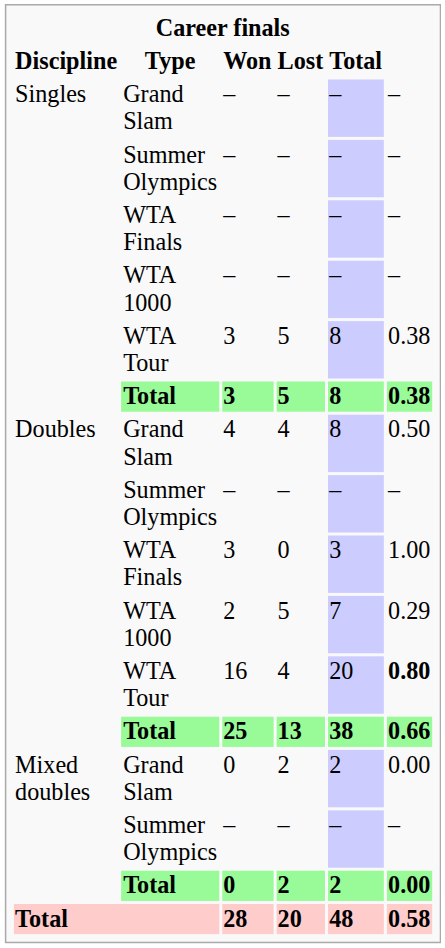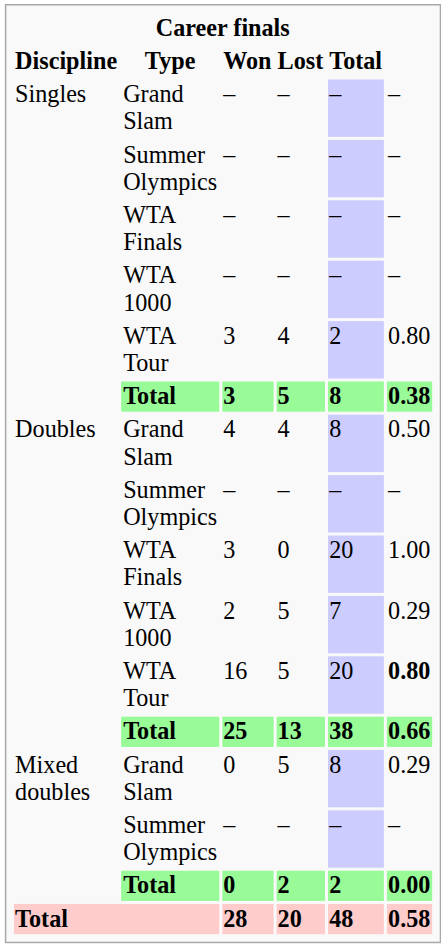(284, 336) 5 -> (284, 336) 4
(335, 336) 8 -> (335, 336) 2
(409, 336) 0.38 -> (409, 336) 0.80
(335, 550) 3 -> (341, 550) 20
(284, 671) 4 -> (284, 671) 5
(284, 765) 2 -> (284, 765) 5
(335, 765) 2 -> (335, 765) 8
(409, 765) 0.00 -> (409, 765) 0.29
